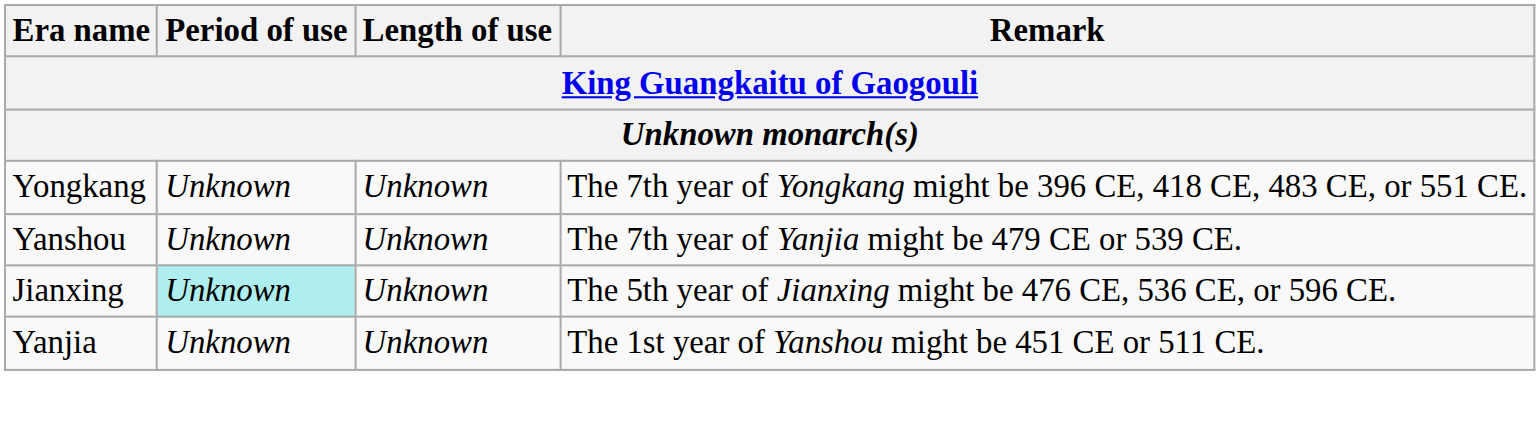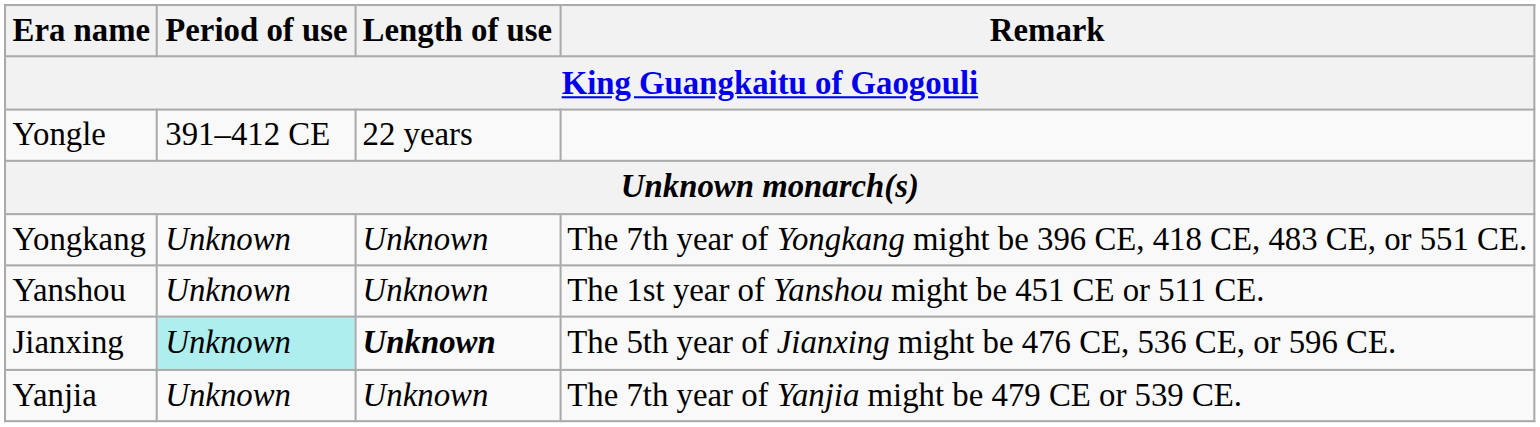+ row: (59, 134)
(905, 238) The 7th year of Yanjia might be 479 CE or 539 CE. -> (916, 290) The 1st year of Yanshou might be 451 CE or 511 CE.
(425, 290) normal -> (429, 342) bold
(916, 342) The 1st year of Yanshou might be 451 CE or 511 CE. -> (905, 394) The 7th year of Yanjia might be 479 CE or 539 CE.
